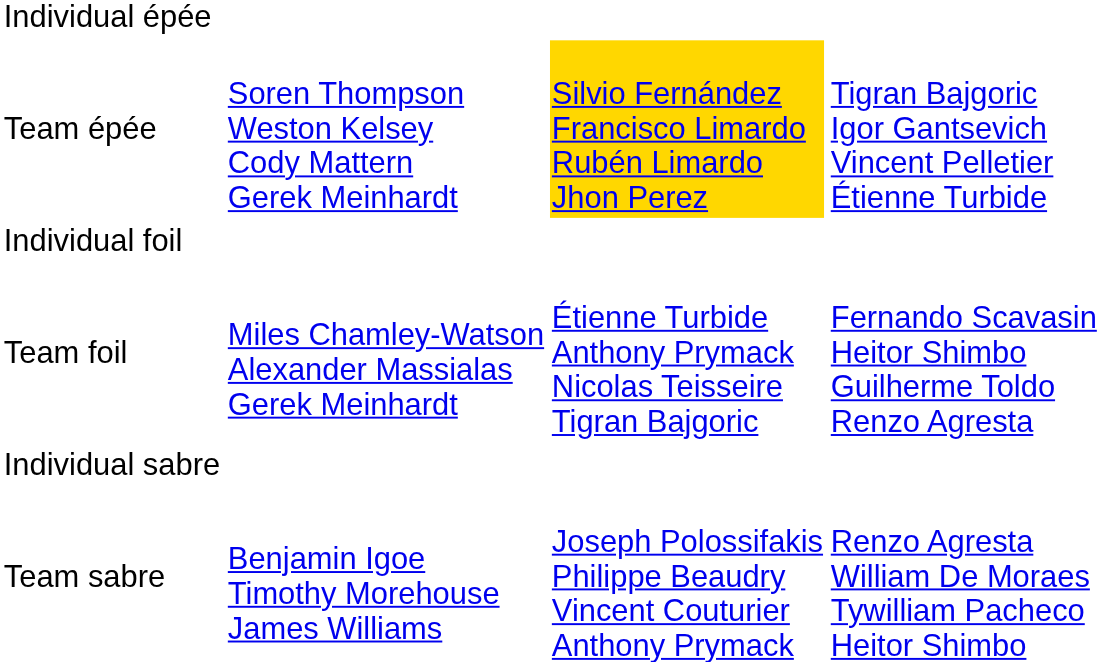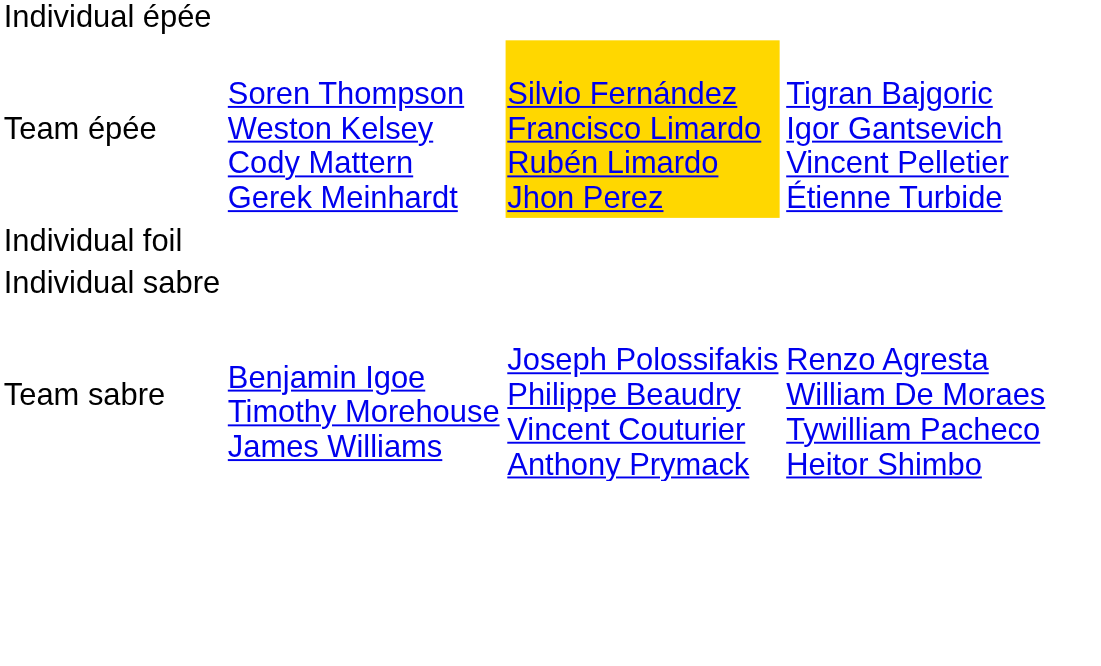- row: (66, 352)
